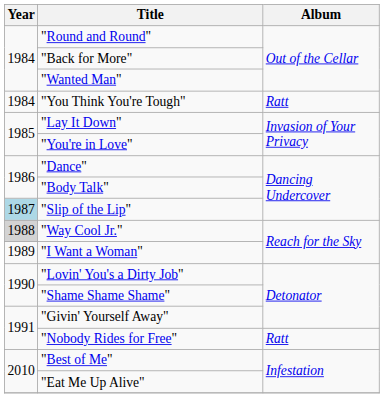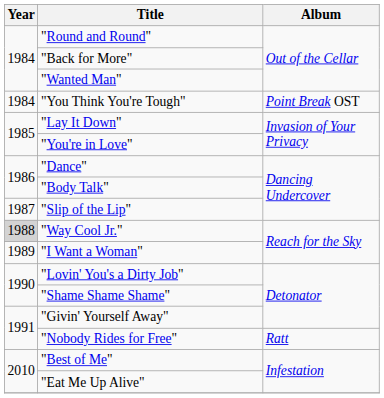(277, 101) Ratt -> (313, 101) Point Break OST
(21, 209) lightblue background -> (21, 209) no background
